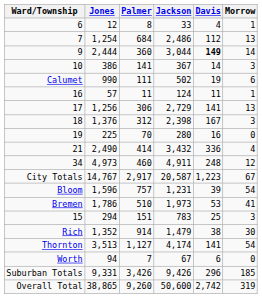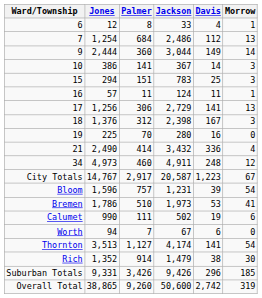(213, 53) bold -> (213, 53) normal
rows swapped: (78, 218) <-> (65, 80)
rows swapped: (72, 232) <-> (70, 259)
